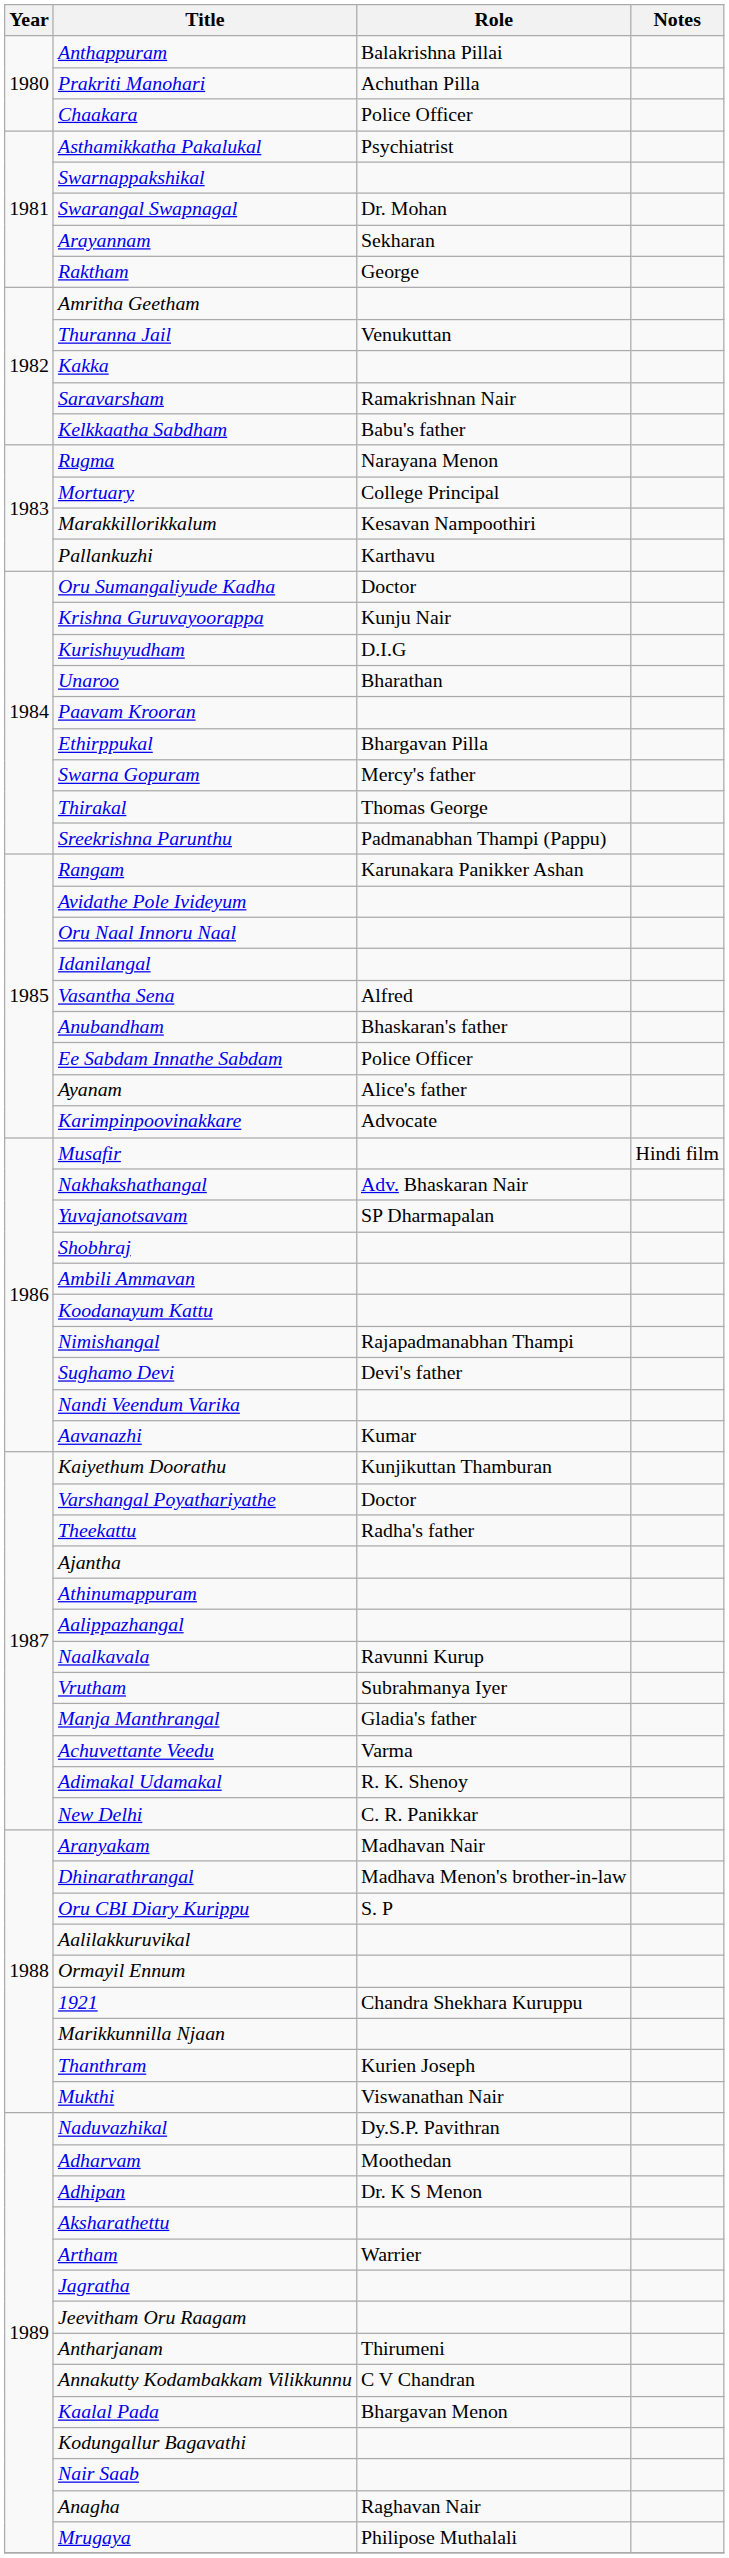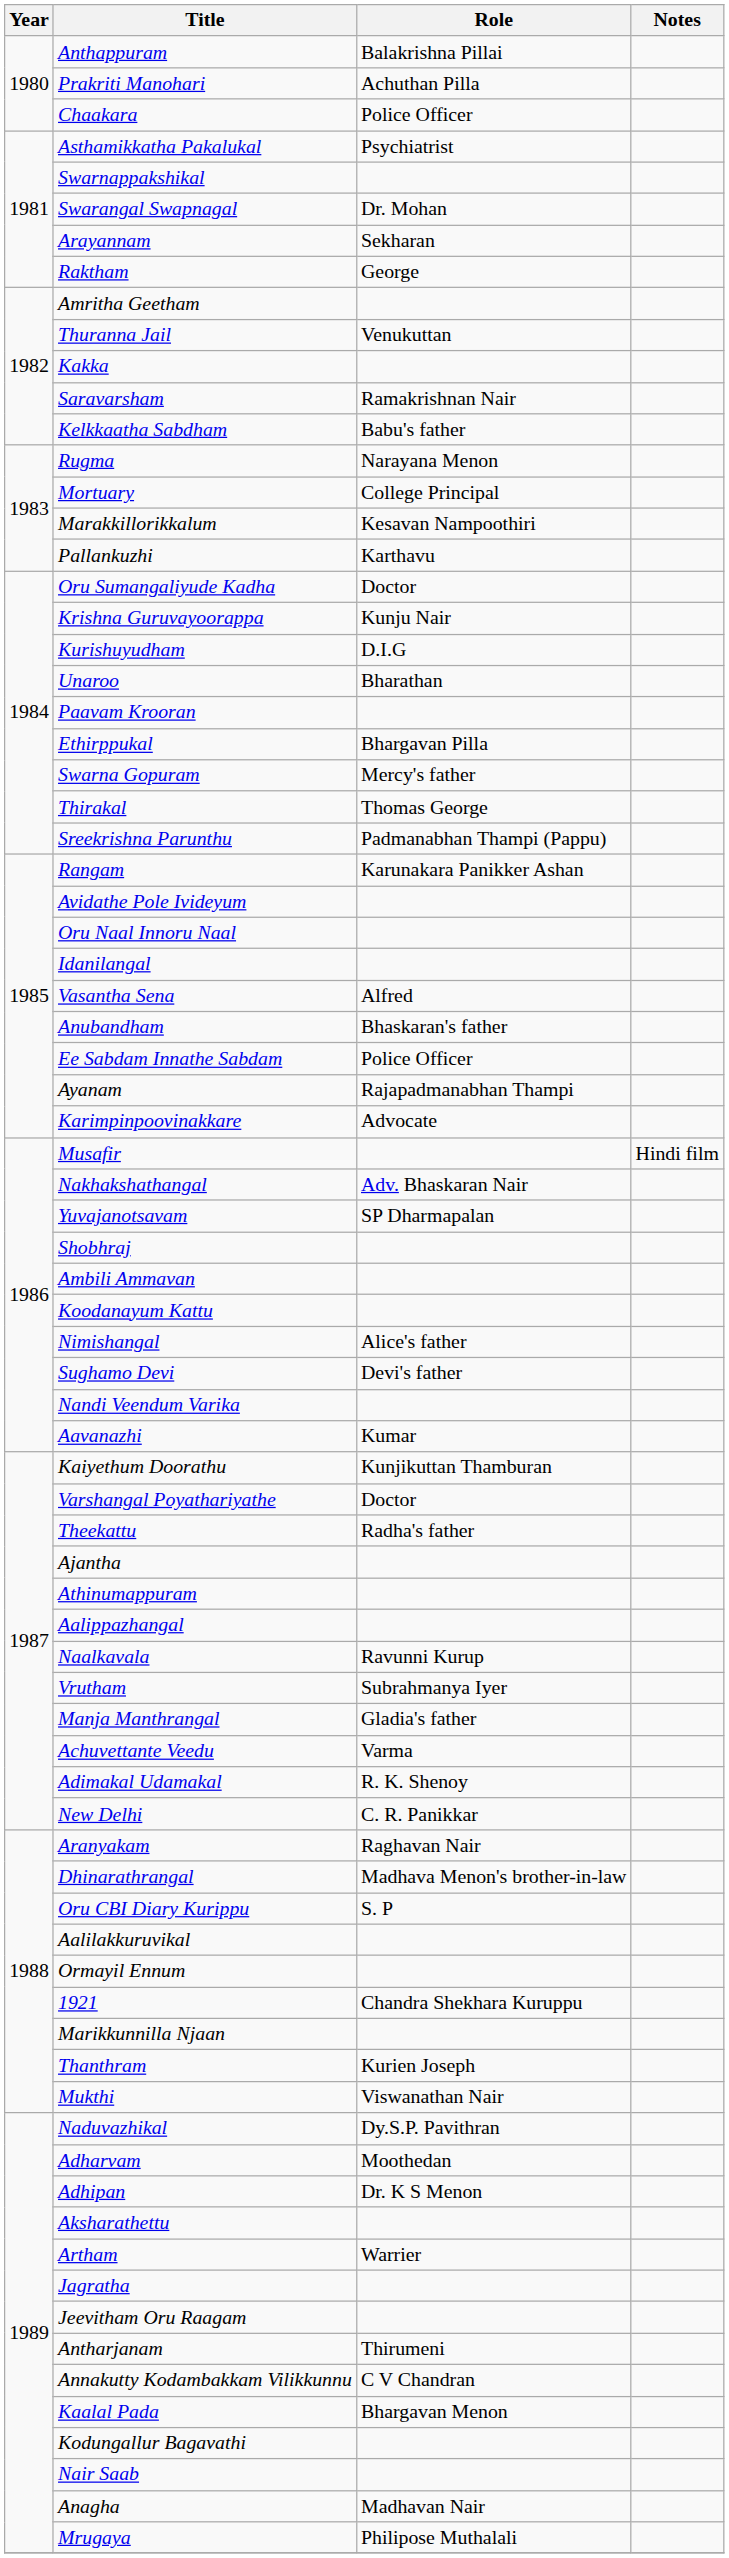(414, 1090) Alice's father -> (467, 1090) Rajapadmanabhan Thampi
(467, 1341) Rajapadmanabhan Thampi -> (414, 1341) Alice's father
(423, 1845) Madhavan Nair -> (421, 1845) Raghavan Nair
(421, 2505) Raghavan Nair -> (423, 2505) Madhavan Nair
